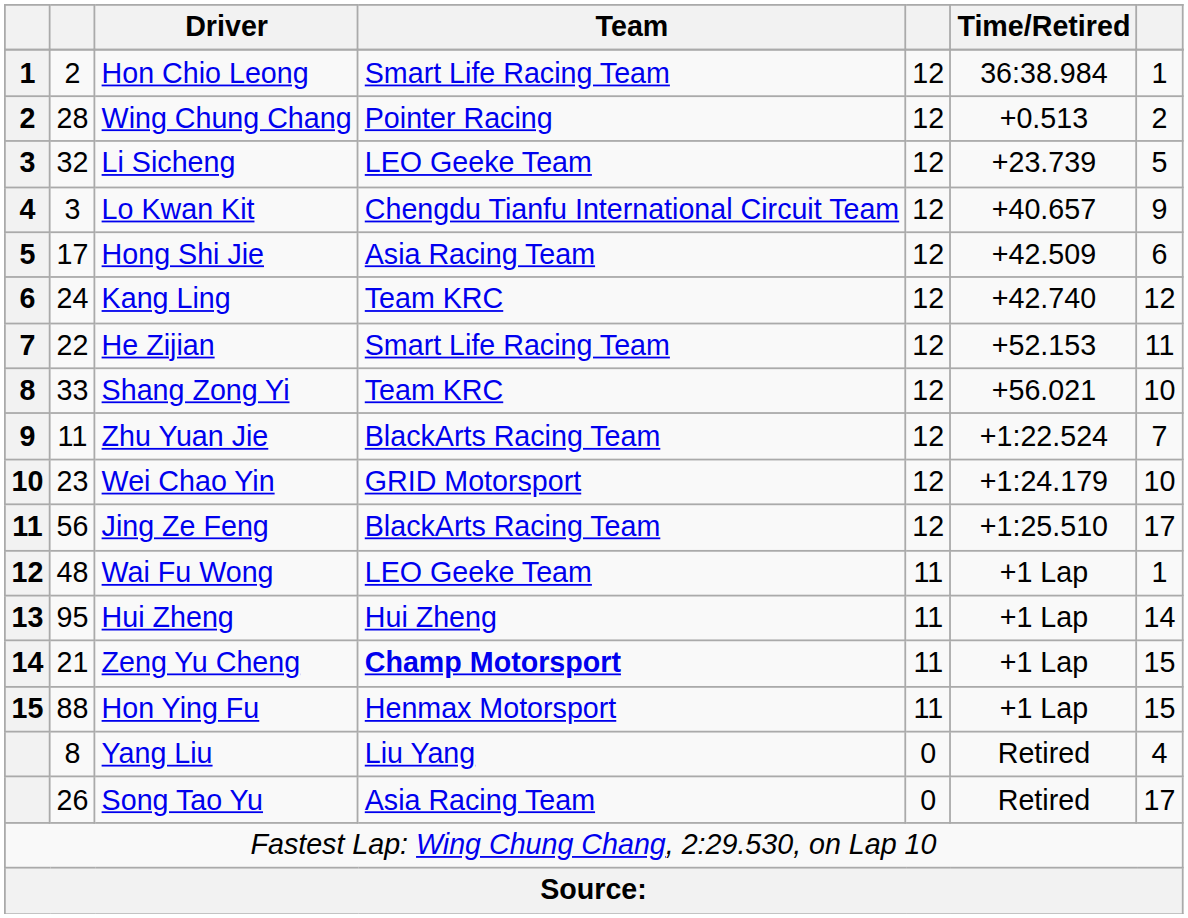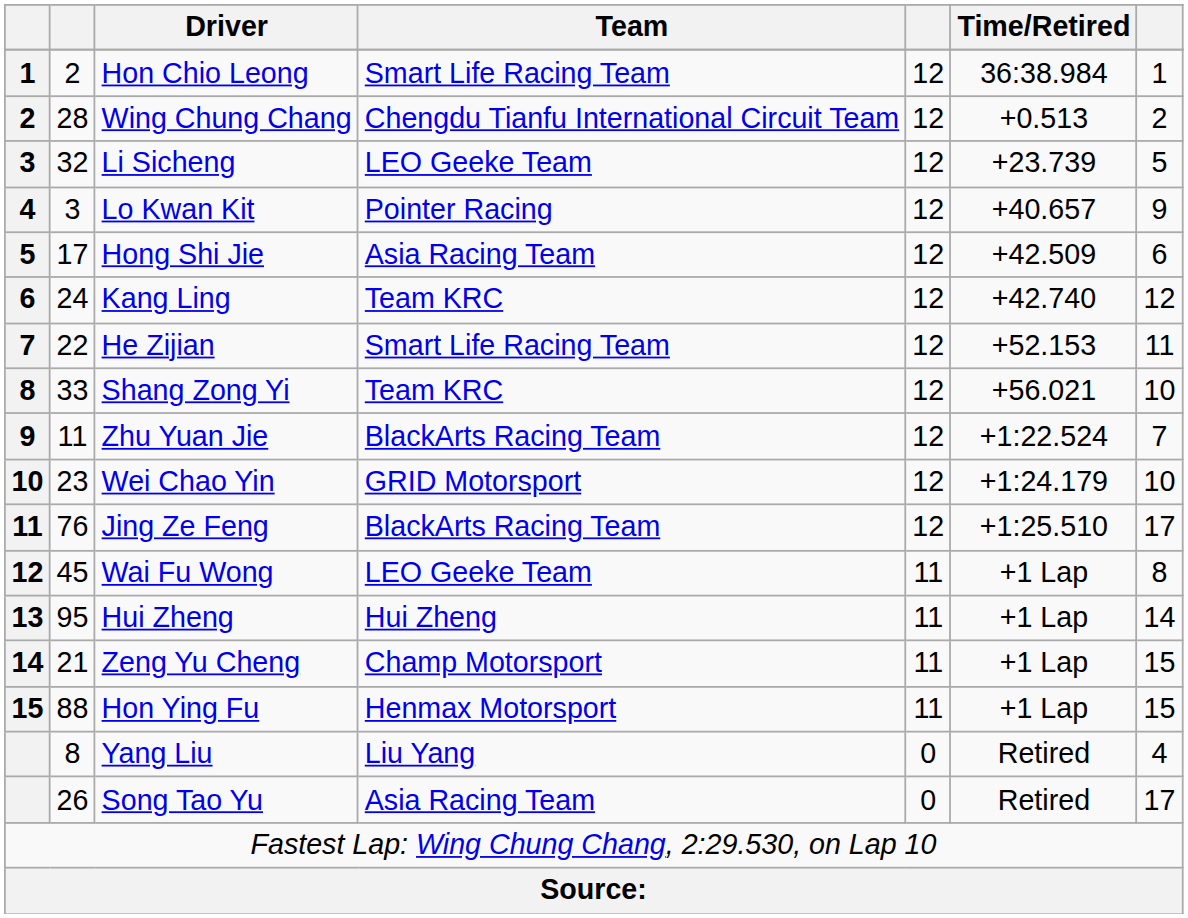(459, 118) Pointer Racing -> (632, 118) Chengdu Tianfu International Circuit Team
(632, 208) Chengdu Tianfu International Circuit Team -> (459, 208) Pointer Racing
(72, 526) 56 -> (72, 526) 76
(72, 572) 48 -> (72, 572) 45
(1160, 572) 1 -> (1160, 572) 8
(493, 663) bold -> (483, 663) normal
